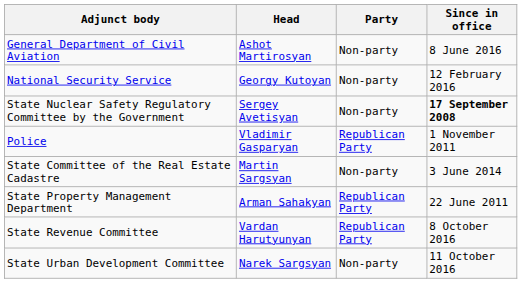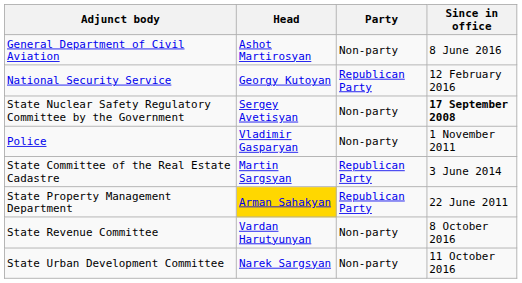(369, 80) Non-party -> (372, 80) Republican Party
(372, 141) Republican Party -> (369, 141) Non-party
(369, 172) Non-party -> (372, 172) Republican Party
(285, 202) no background -> (285, 202) gold background
(372, 232) Republican Party -> (369, 232) Non-party
